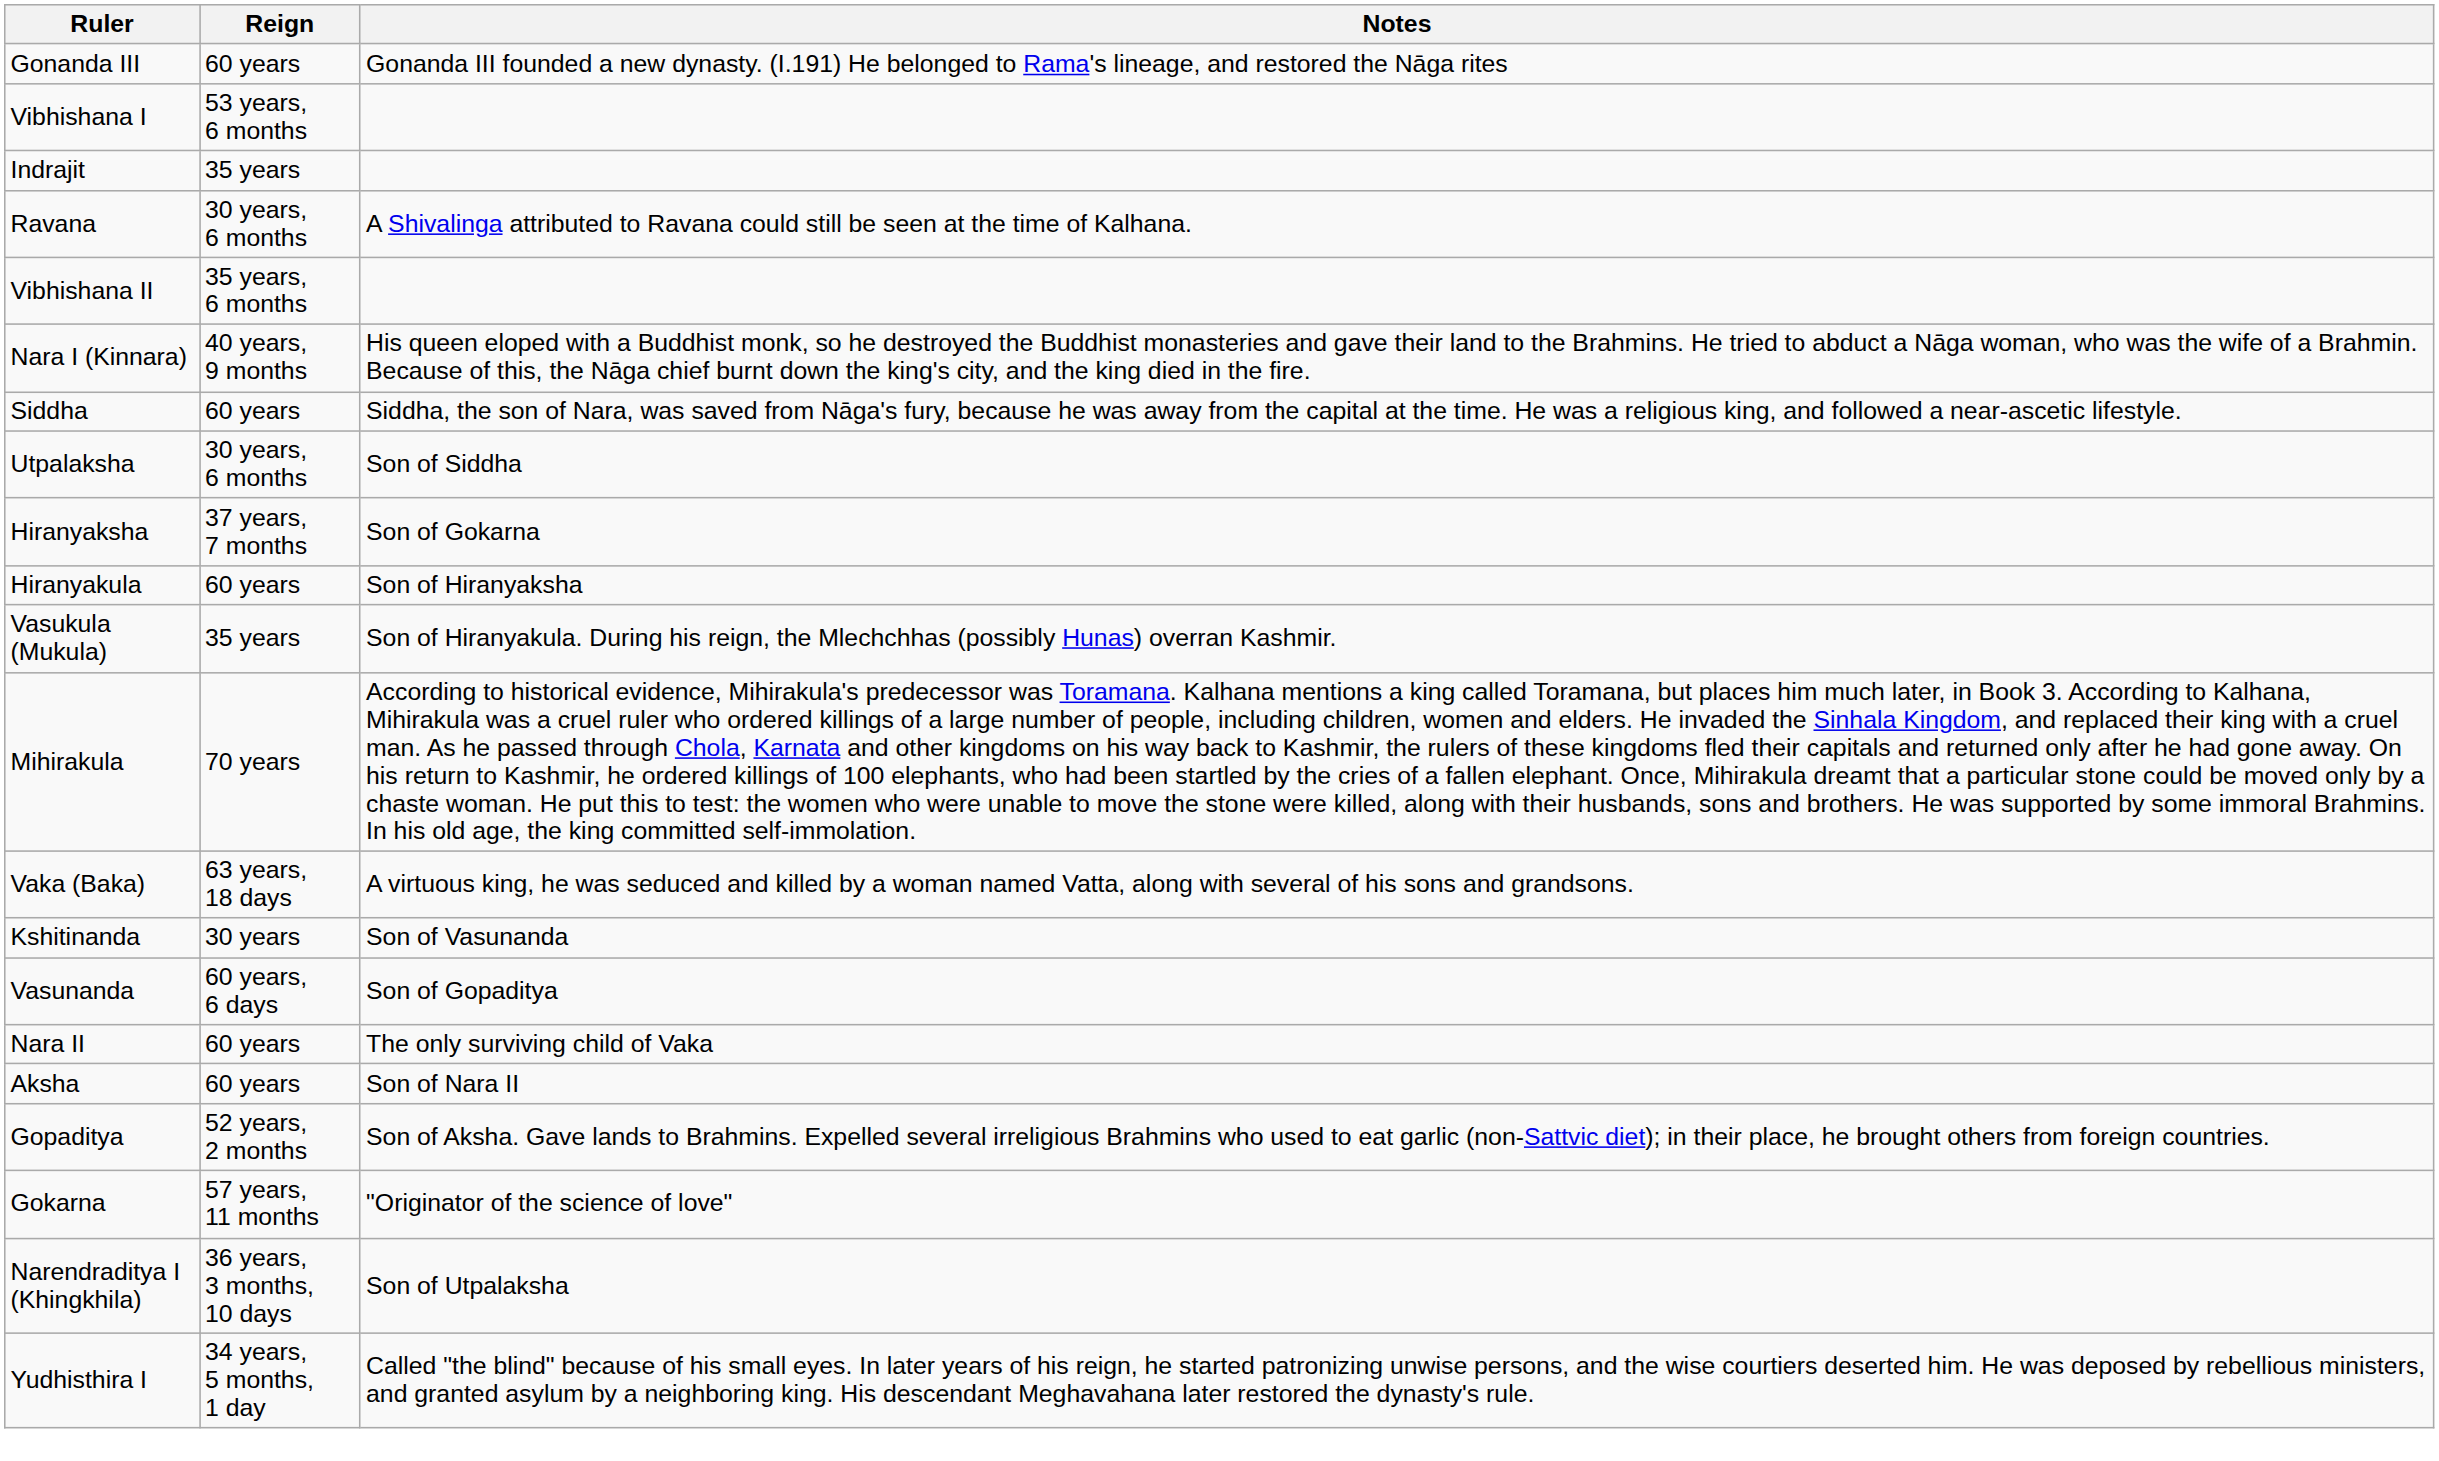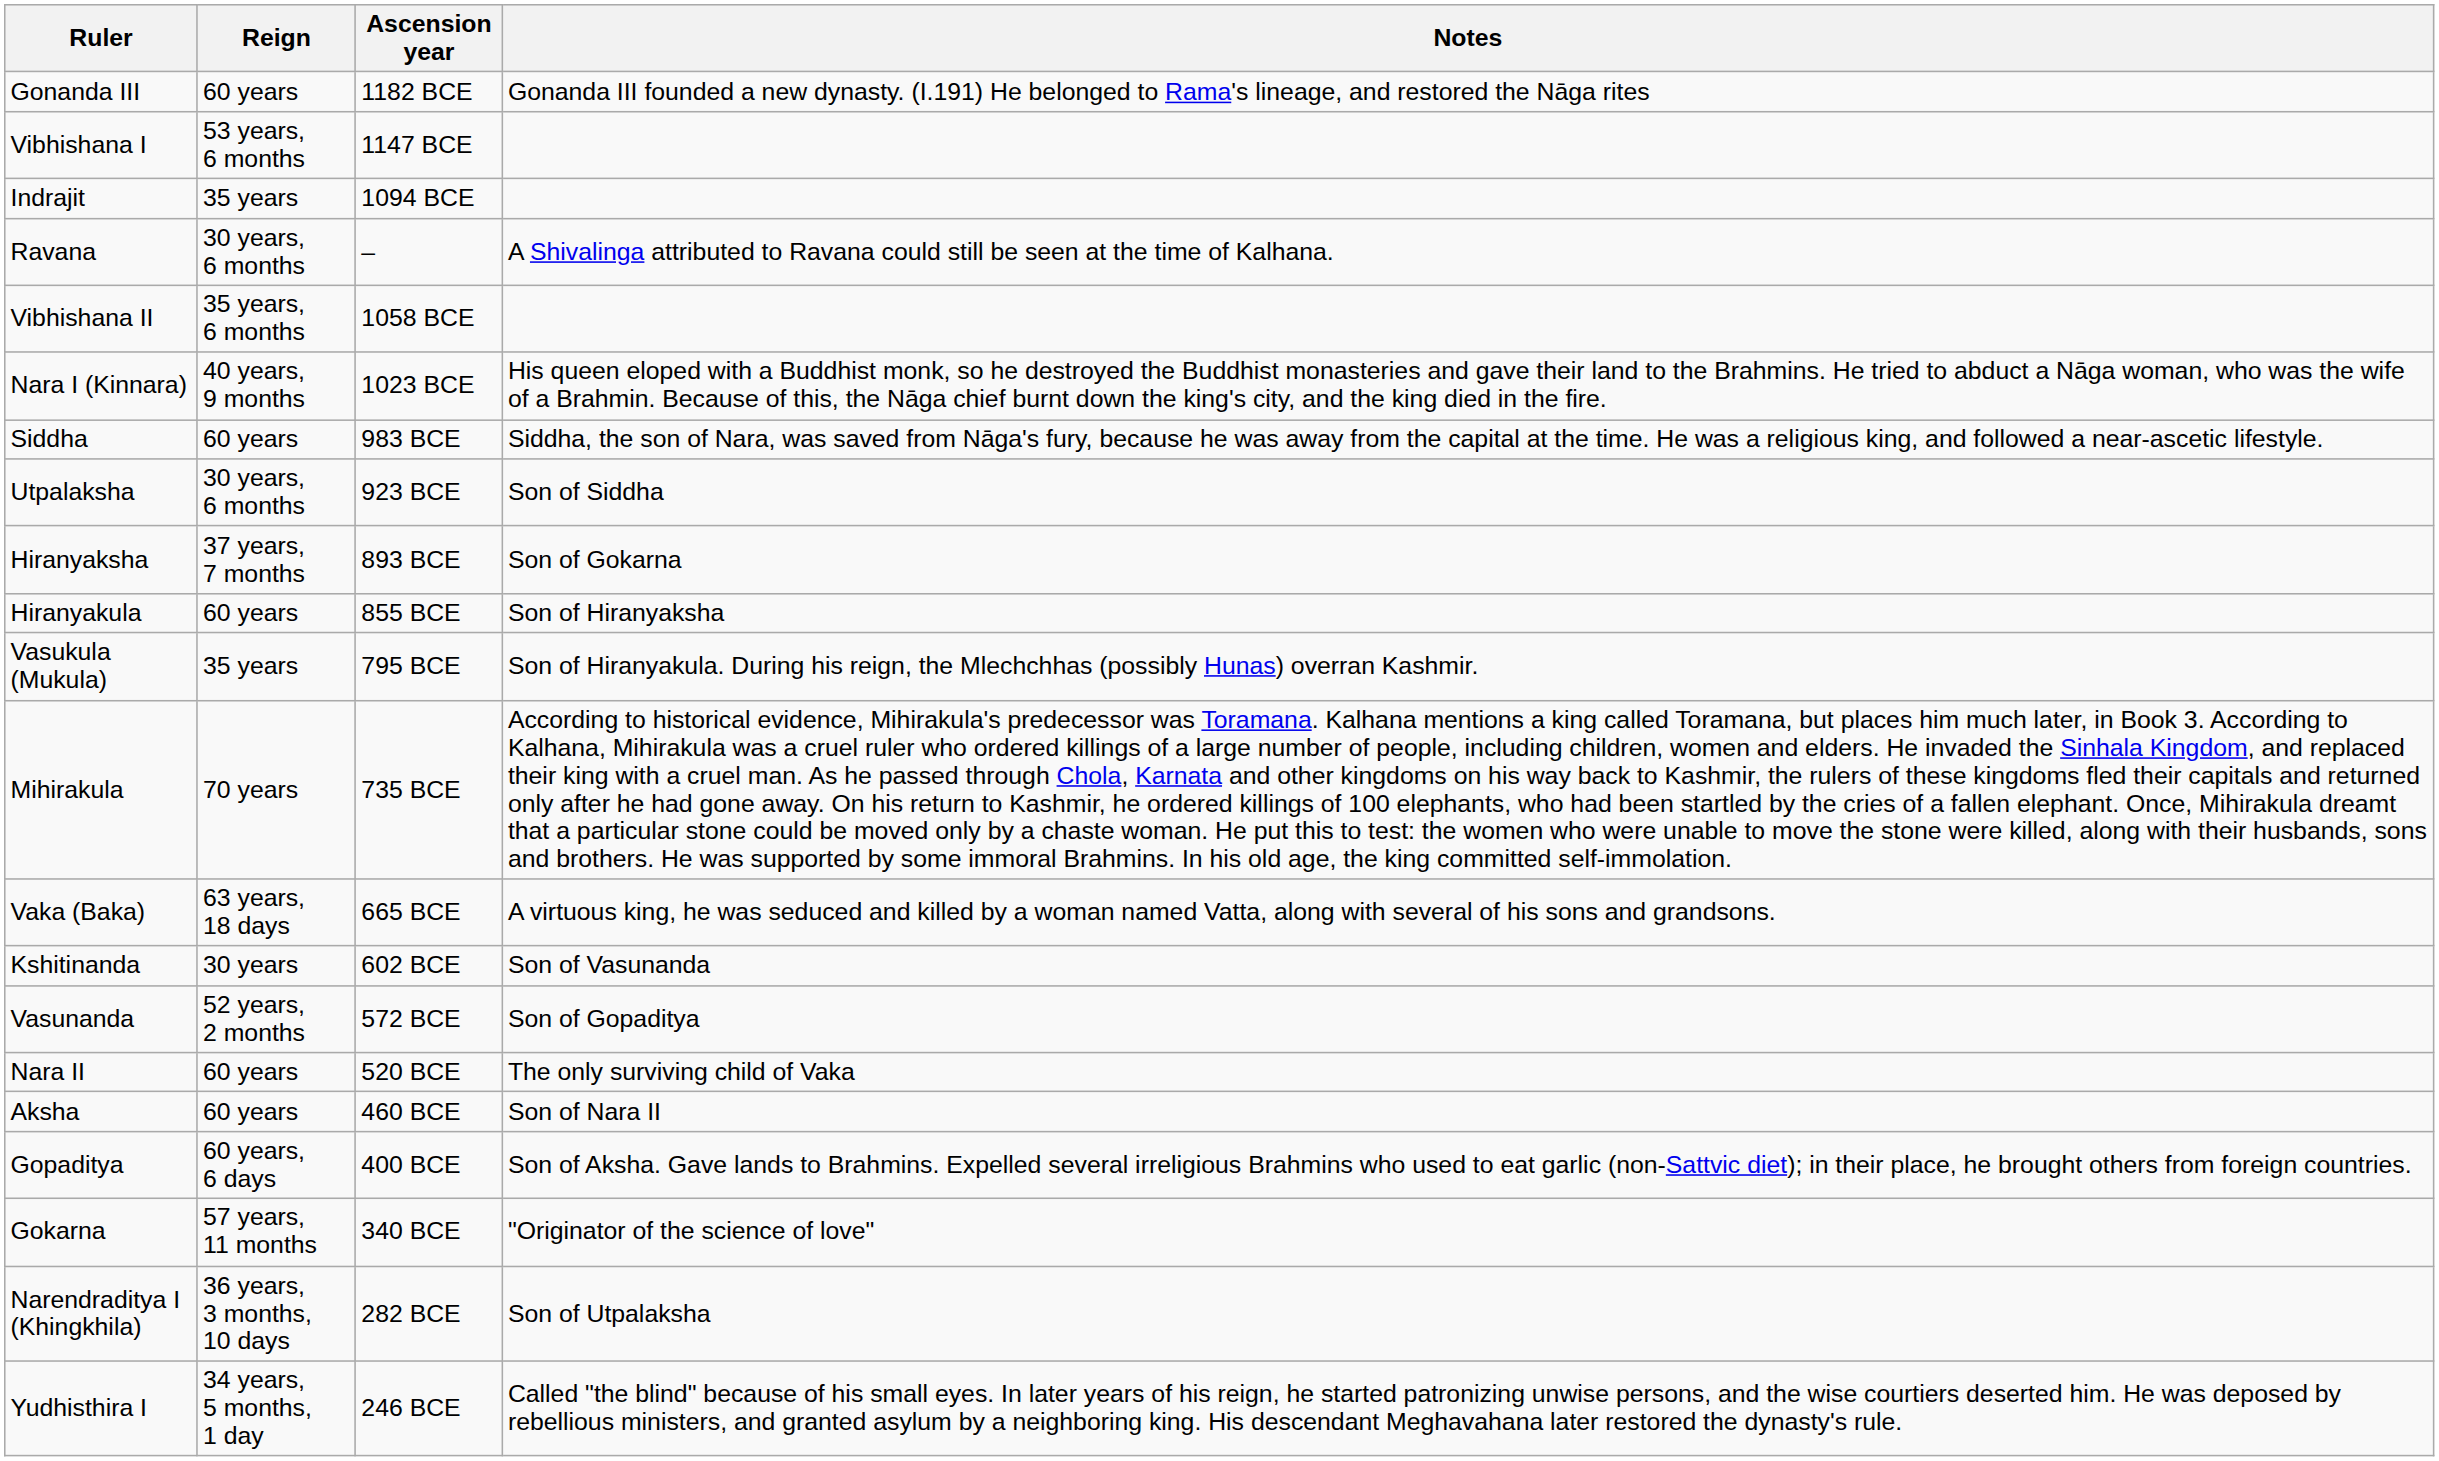+ column: (429, 38)
(256, 990) 60 years, 6 days -> (254, 1018) 52 years, 2 months
(256, 1136) 52 years, 2 months -> (254, 1164) 60 years, 6 days
